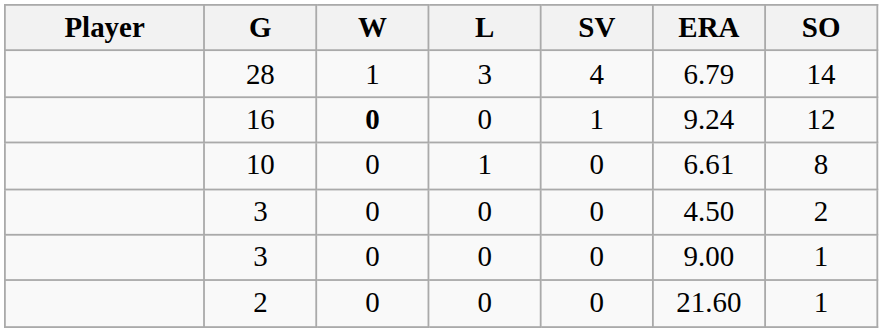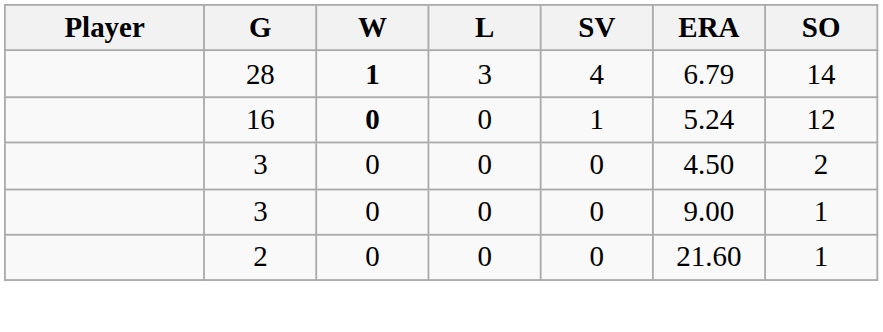(373, 73) normal -> (373, 73) bold
(709, 119) 9.24 -> (709, 119) 5.24
- row: (260, 165)
